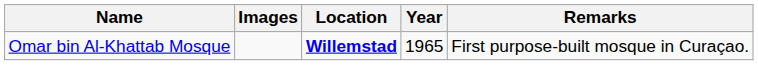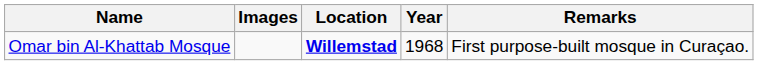(424, 45) 1965 -> (424, 45) 1968
